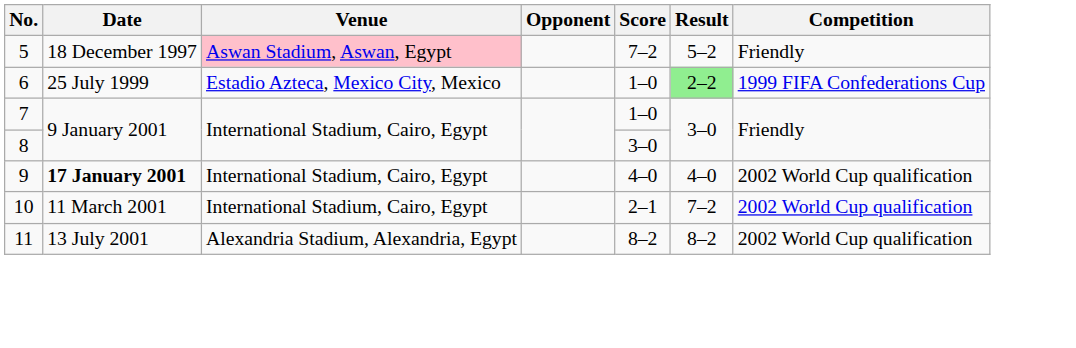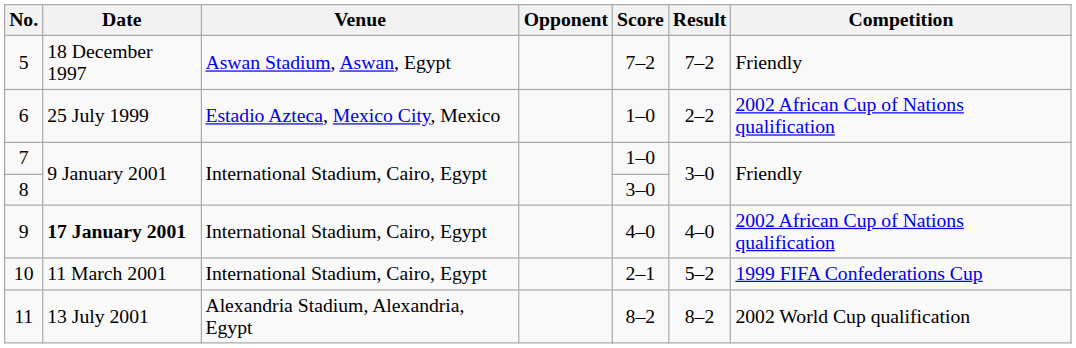(329, 51) pink background -> (328, 62) no background
(702, 51) 5–2 -> (700, 62) 7–2
(702, 82) lightgreen background -> (700, 115) no background
(861, 82) 1999 FIFA Confederations Cup -> (850, 115) 2002 African Cup of Nations qualification
(855, 176) 2002 World Cup qualification -> (850, 231) 2002 African Cup of Nations qualification
(702, 207) 7–2 -> (700, 273) 5–2
(855, 207) 2002 World Cup qualification -> (859, 273) 1999 FIFA Confederations Cup
